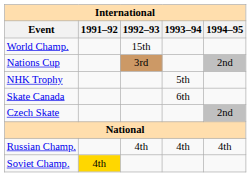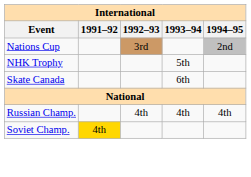- row: (38, 46)
- row: (33, 113)
